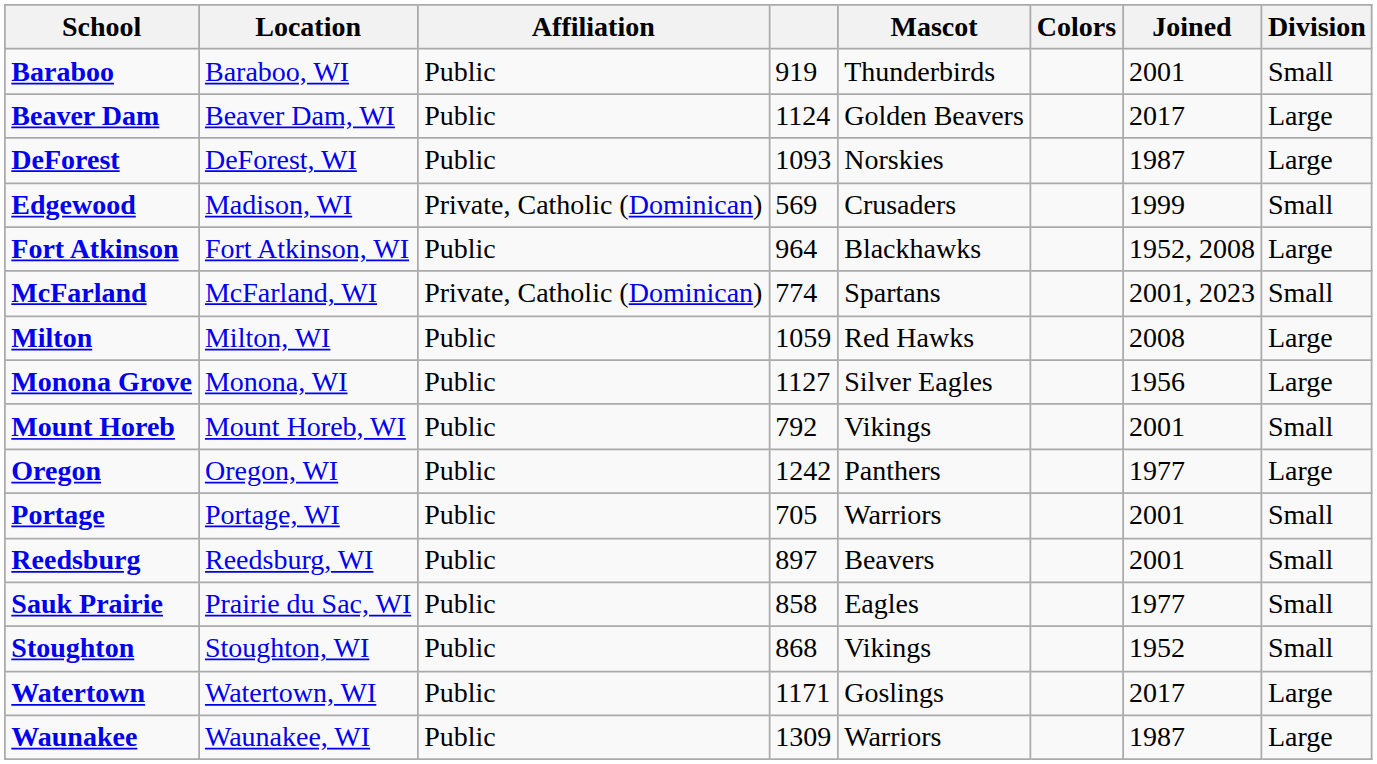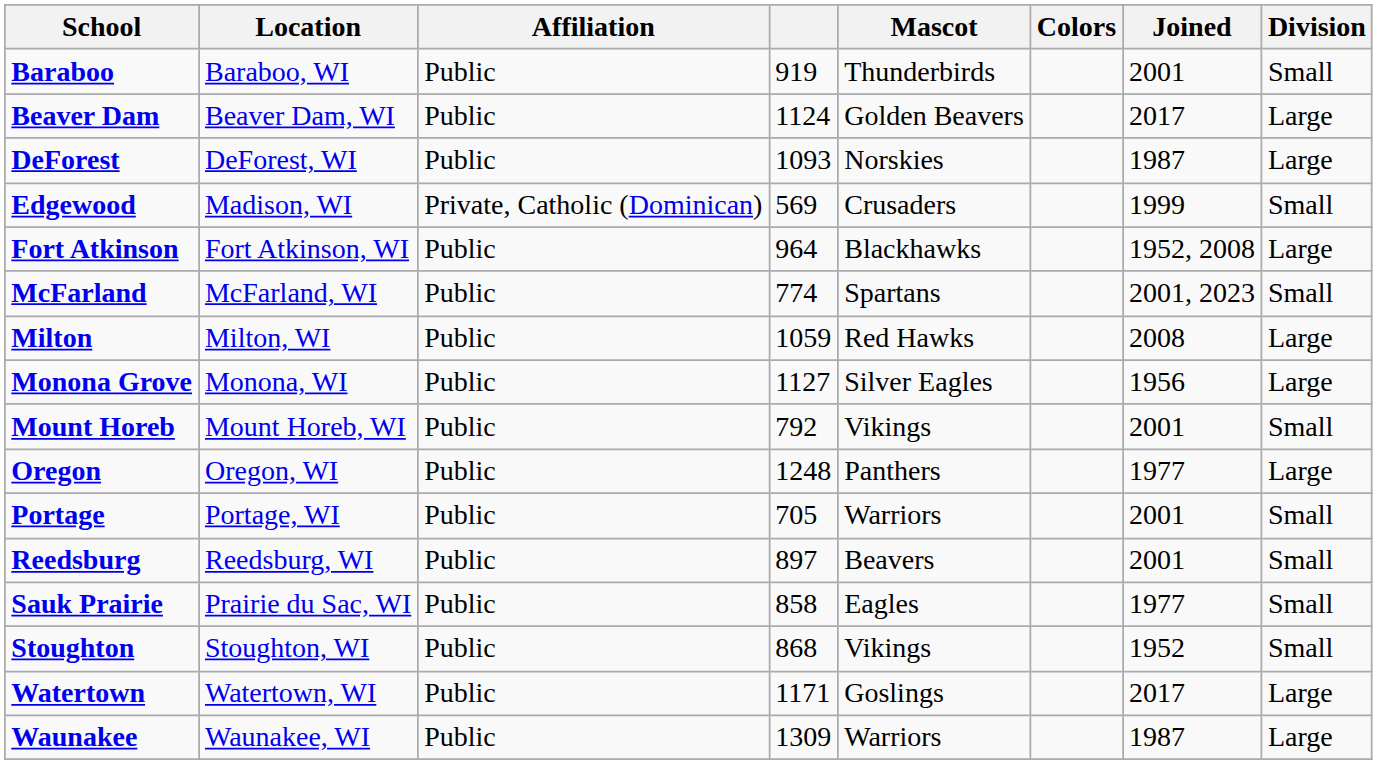(593, 293) Private, Catholic (Dominican) -> (460, 293) Public
(803, 470) 1242 -> (803, 470) 1248
